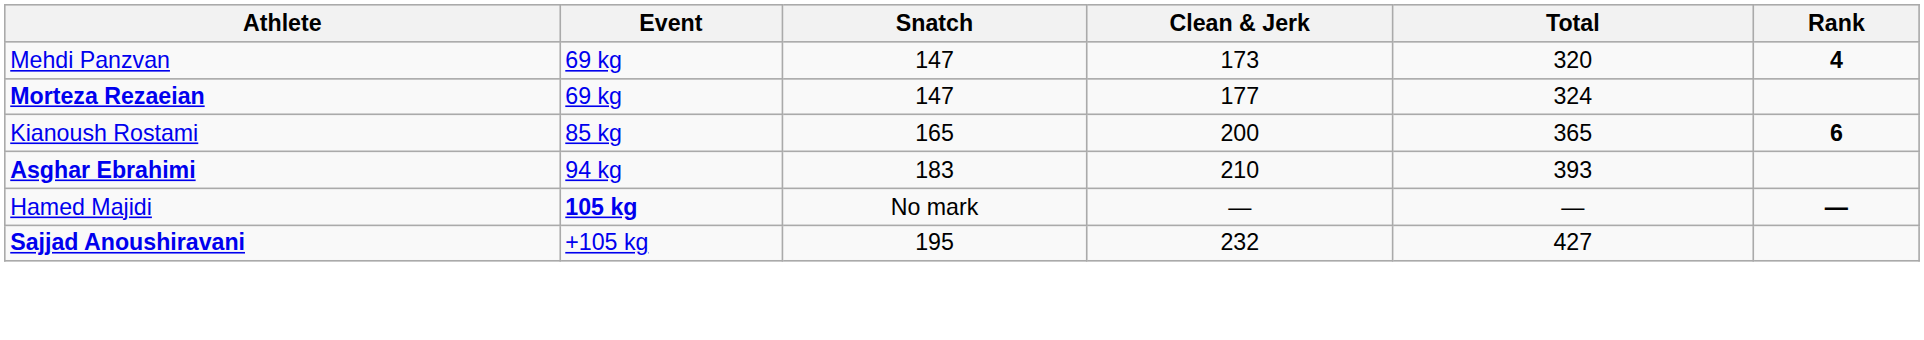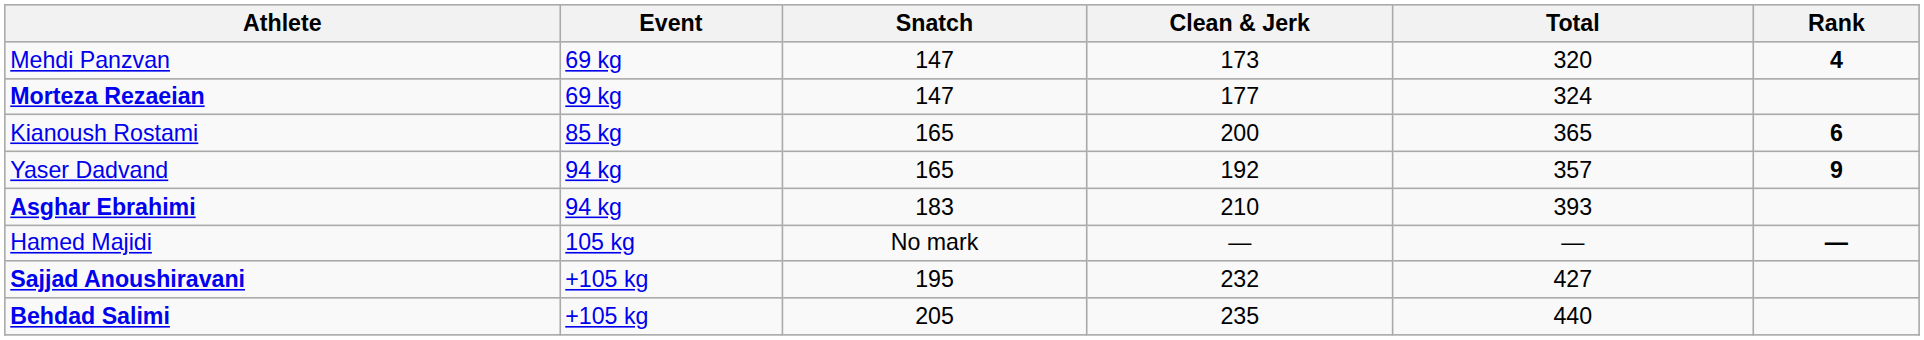+ row: (89, 170)
(601, 207) bold -> (600, 243) normal
+ row: (90, 317)
